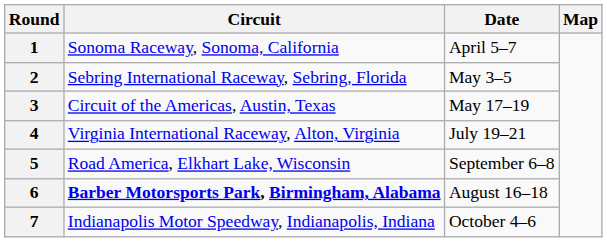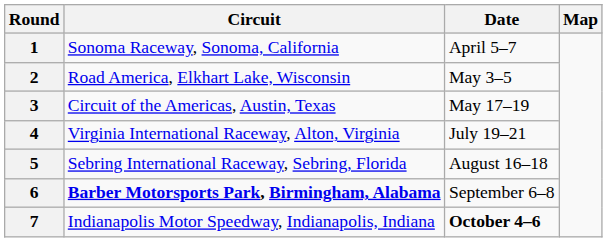(237, 76) Sebring International Raceway, Sebring, Florida -> (209, 76) Road America, Elkhart Lake, Wisconsin
(209, 163) Road America, Elkhart Lake, Wisconsin -> (237, 163) Sebring International Raceway, Sebring, Florida
(502, 163) September 6–8 -> (498, 163) August 16–18
(498, 192) August 16–18 -> (502, 192) September 6–8
(492, 221) normal -> (495, 221) bold
